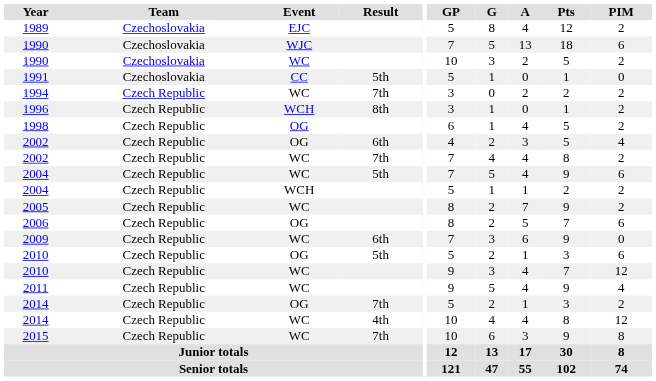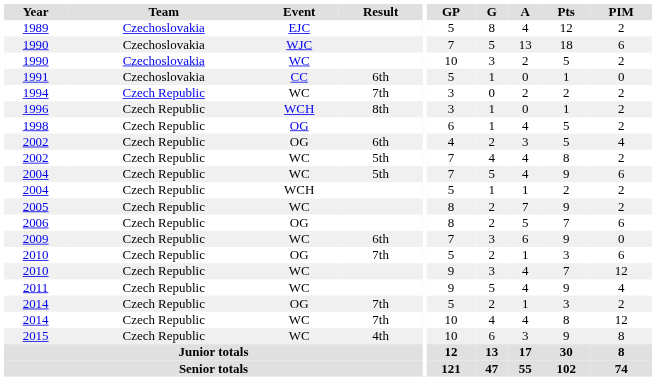(381, 76) 5th -> (381, 76) 6th
(381, 157) 7th -> (381, 157) 5th
(381, 255) 5th -> (381, 255) 7th
(381, 319) 4th -> (381, 319) 7th
(381, 336) 7th -> (381, 336) 4th
